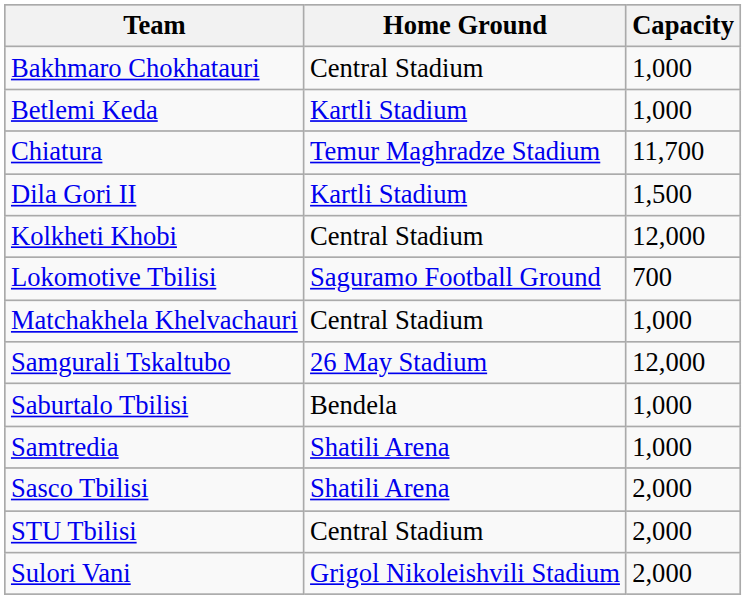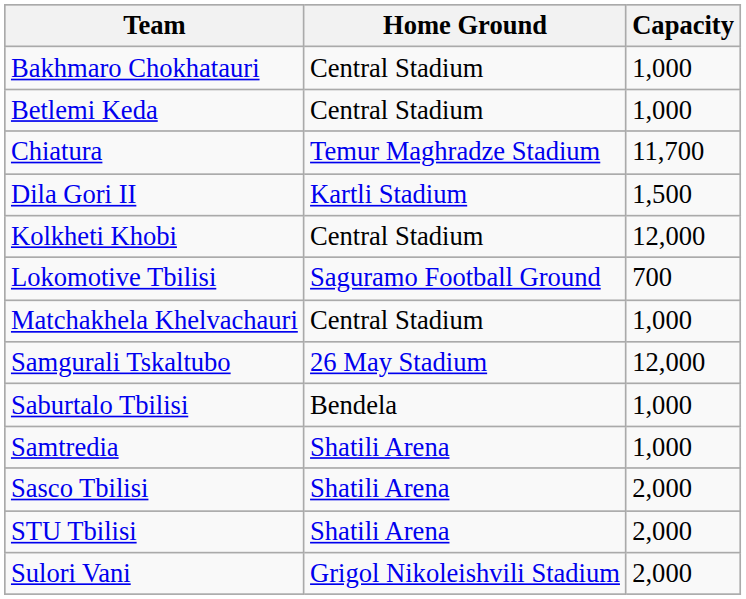(389, 109) Kartli Stadium -> (397, 109) Central Stadium
(397, 531) Central Stadium -> (380, 531) Shatili Arena
